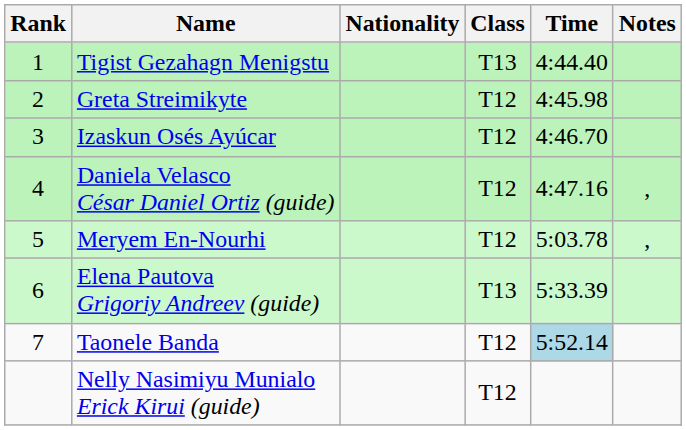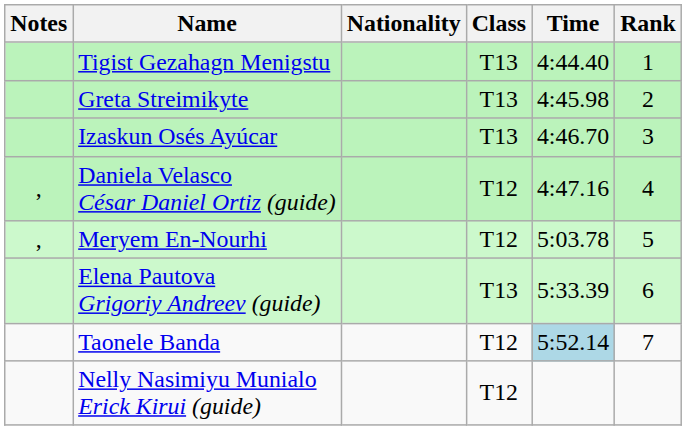columns swapped: (38, 23) <-> (647, 23)
(498, 99) T12 -> (499, 99) T13
(498, 136) T12 -> (499, 136) T13
